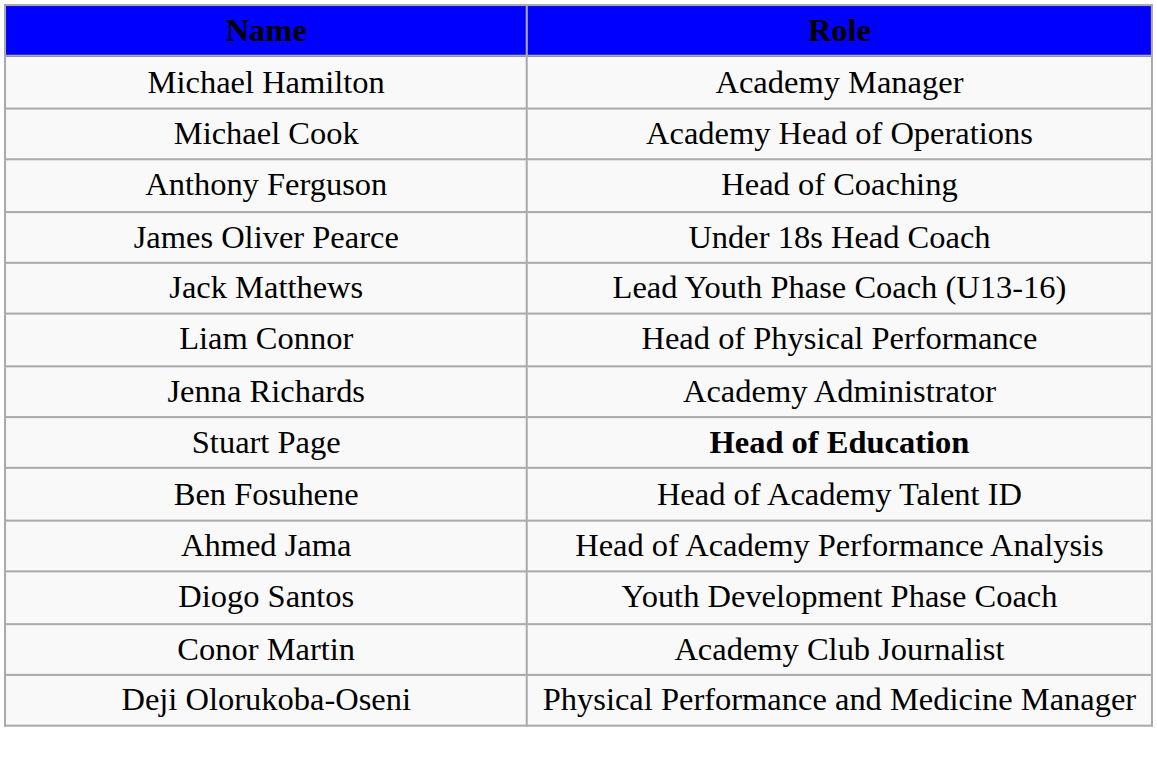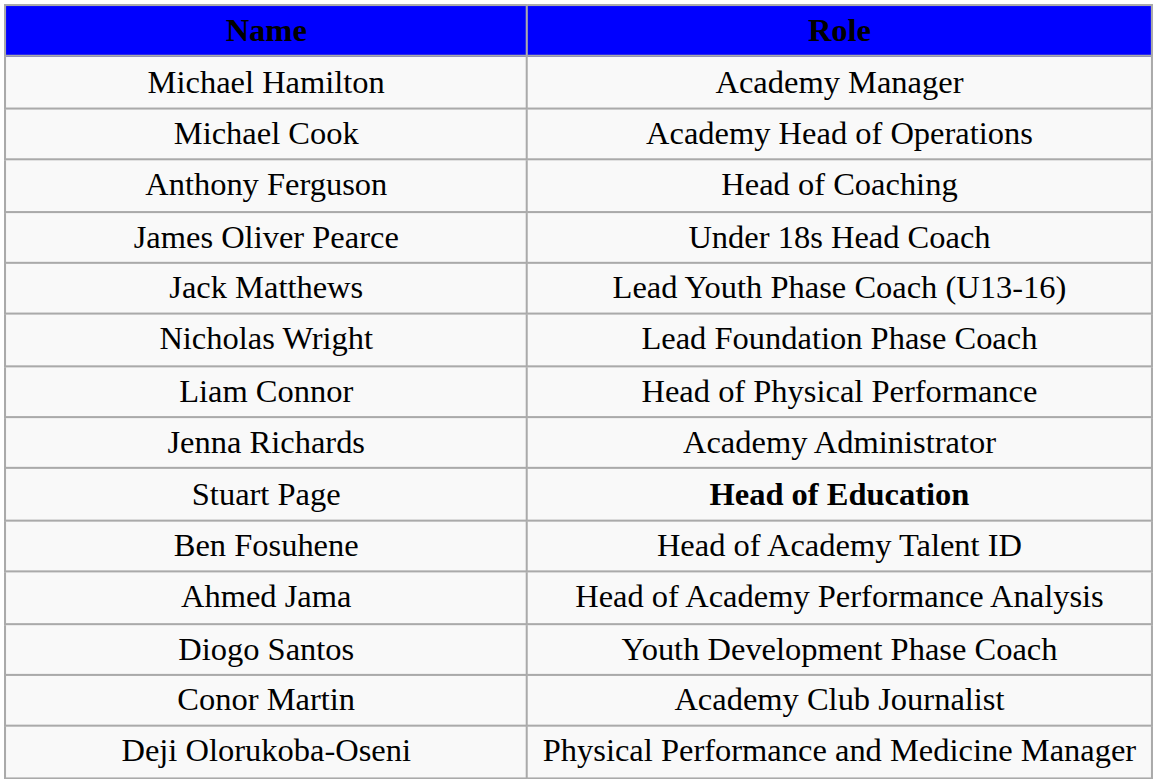+ row: (266, 339)
